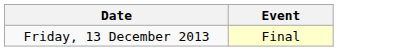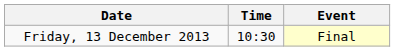+ column: (256, 15)
